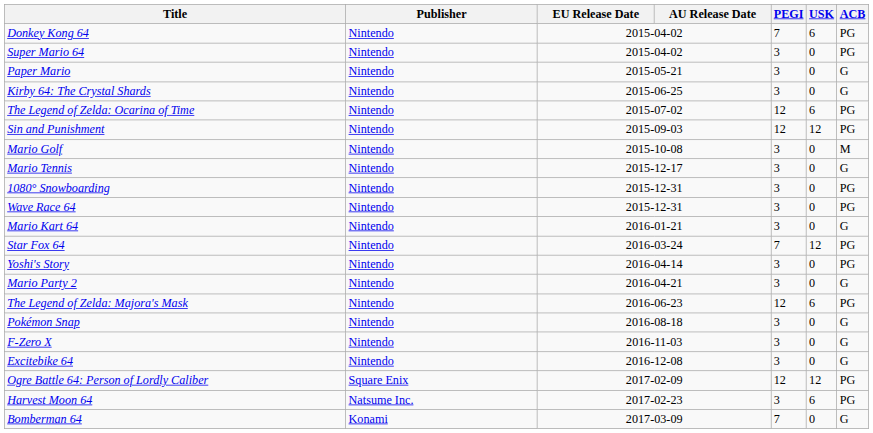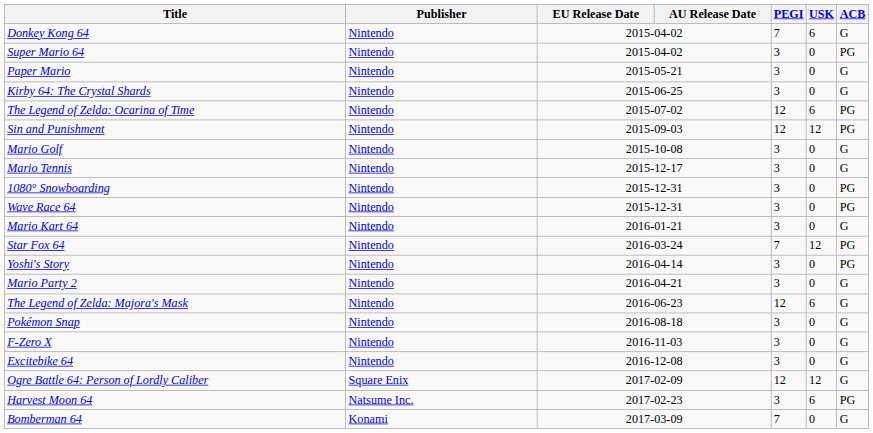(847, 33) PG -> (844, 33) G
(845, 149) M -> (844, 149) G
(847, 303) PG -> (844, 303) G
(847, 380) PG -> (844, 380) G
